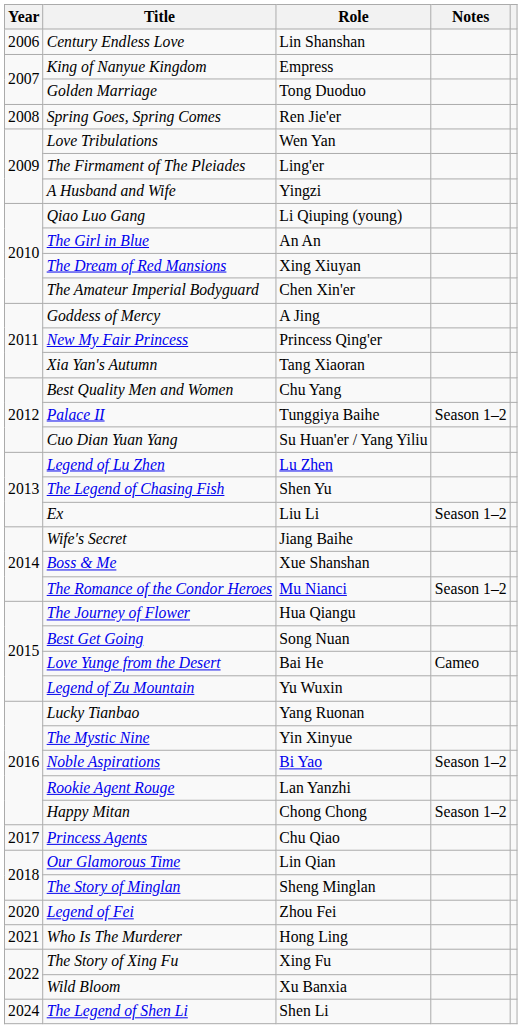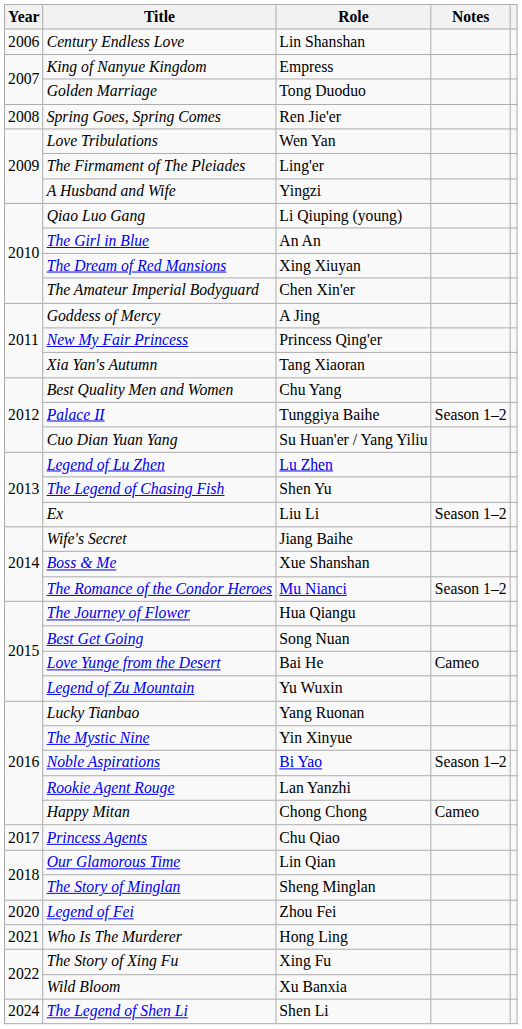(471, 812) Season 1–2 -> (457, 812) Cameo
